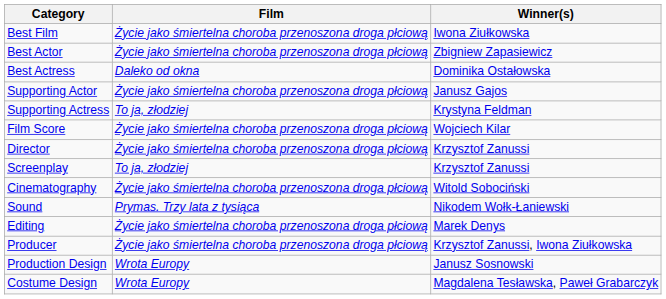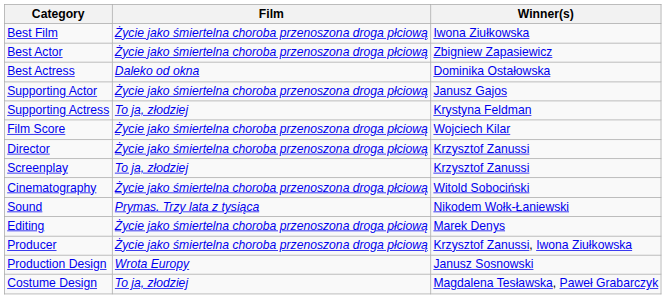(152, 284) Wrota Europy -> (151, 284) To ja, złodziej
